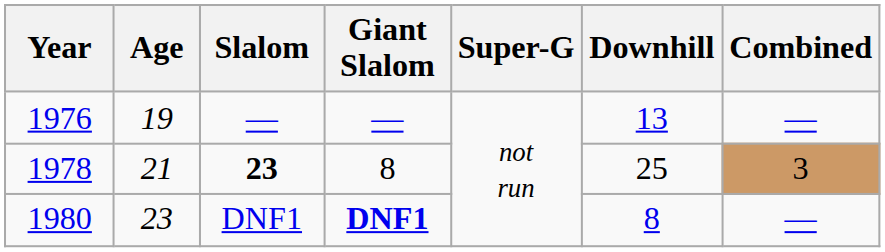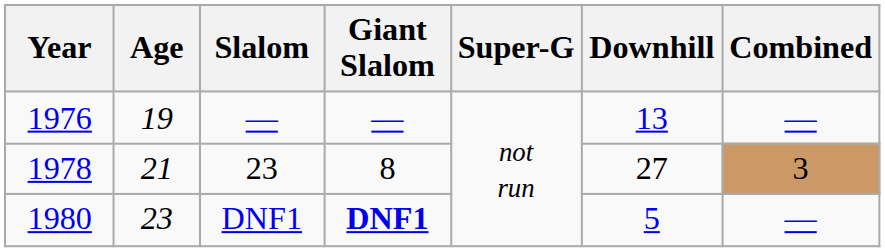(262, 168) bold -> (262, 168) normal
(652, 168) 25 -> (652, 168) 27
(652, 219) 8 -> (652, 219) 5
